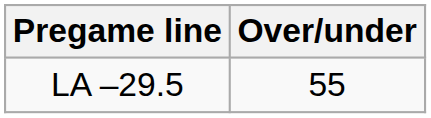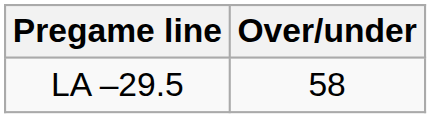(327, 84) 55 -> (327, 84) 58
